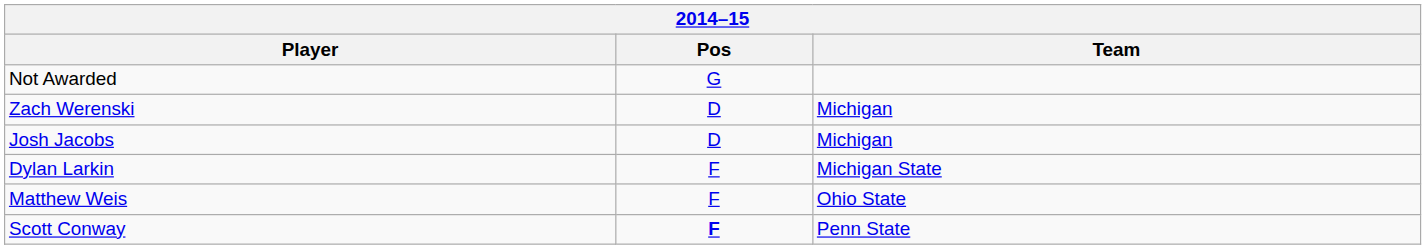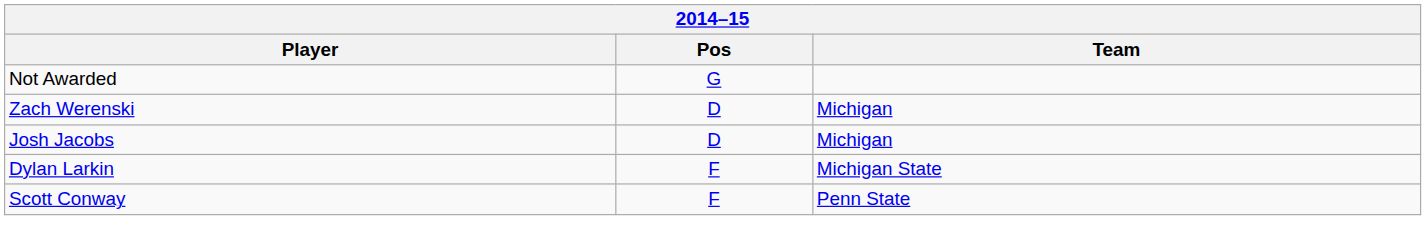- row: (68, 199)
(714, 229) bold -> (714, 199) normal
